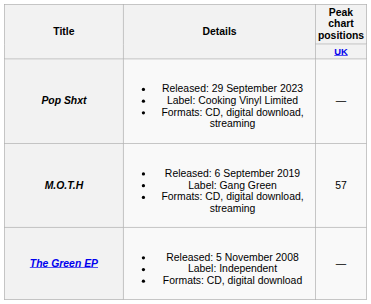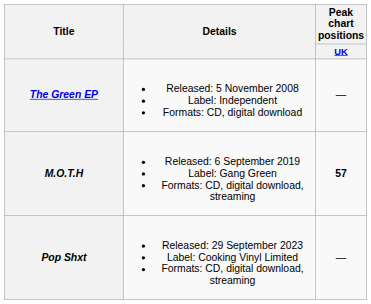rows swapped: (64, 263) <-> (64, 101)
(341, 185) normal -> (341, 173) bold
